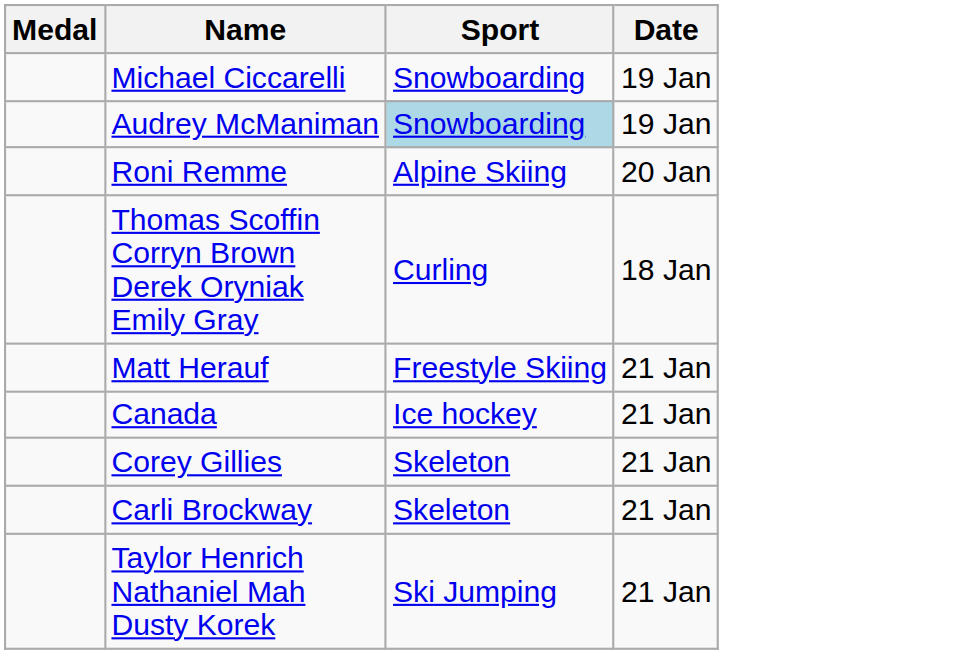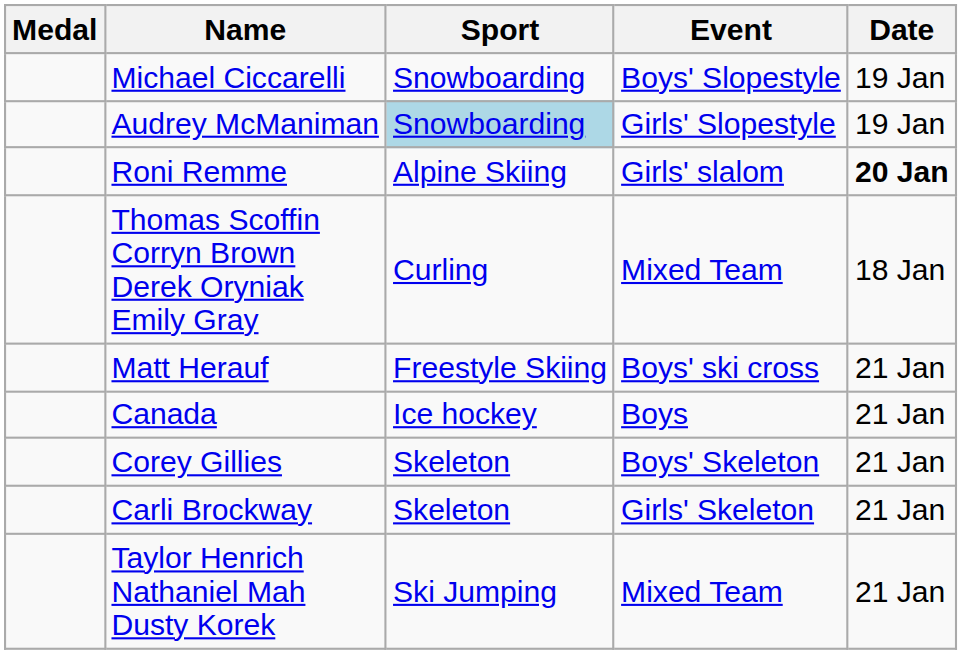+ column: (731, 29)
(666, 172) normal -> (902, 172) bold
